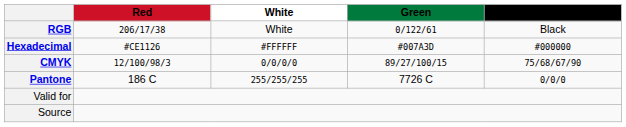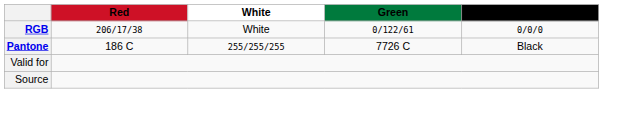(553, 29) Black -> (530, 30) 0/0/0
- row: (39, 46)
- row: (56, 63)
(553, 80) 0/0/0 -> (530, 46) Black
